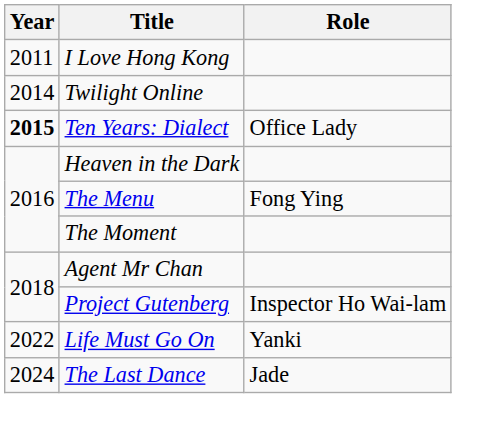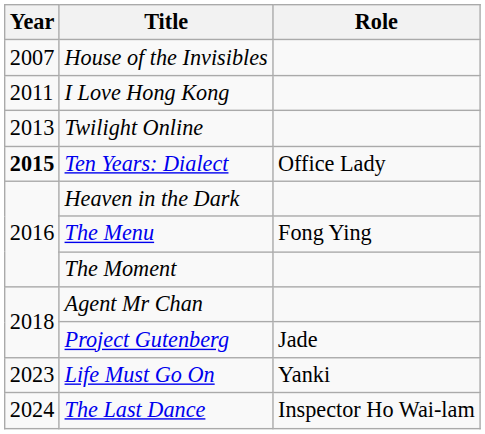+ row: (166, 57)
(32, 92) 2014 -> (32, 127) 2013
(348, 304) Inspector Ho Wai-lam -> (298, 339) Jade
(32, 339) 2022 -> (32, 374) 2023
(269, 374) Jade -> (376, 410) Inspector Ho Wai-lam
